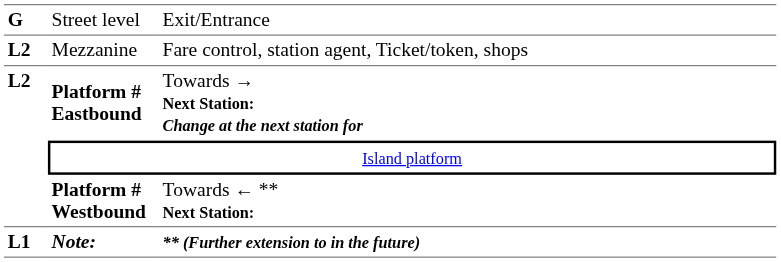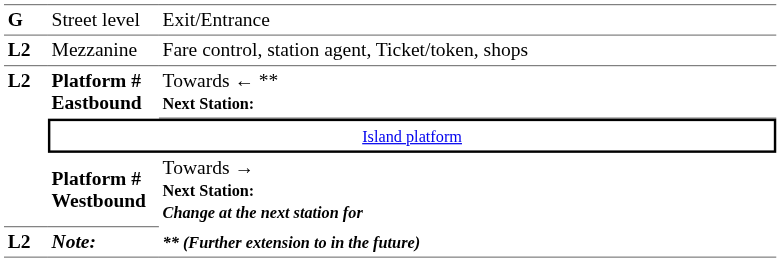(263, 102) Towards → Next Station: Change at the next station for -> (220, 91) Towards ← ** Next Station:
(220, 200) Towards ← ** Next Station: -> (263, 189) Towards → Next Station: Change at the next station for
(19, 241) L1 -> (19, 241) L2
